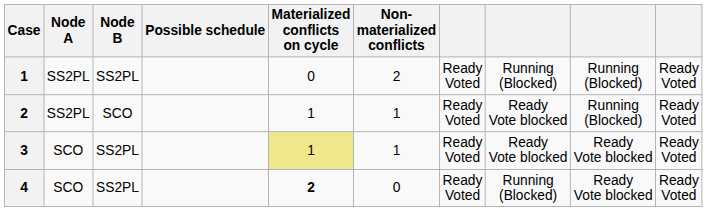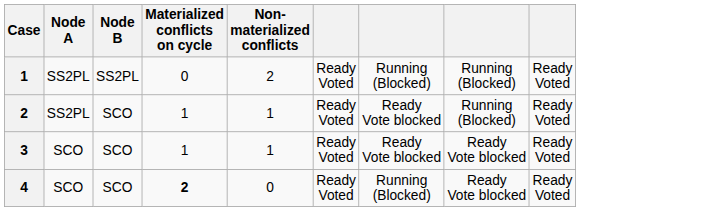- column: (205, 30)
(117, 150) SS2PL -> (117, 150) SCO
(311, 150) khaki background -> (185, 150) no background
(117, 187) SS2PL -> (117, 187) SCO
